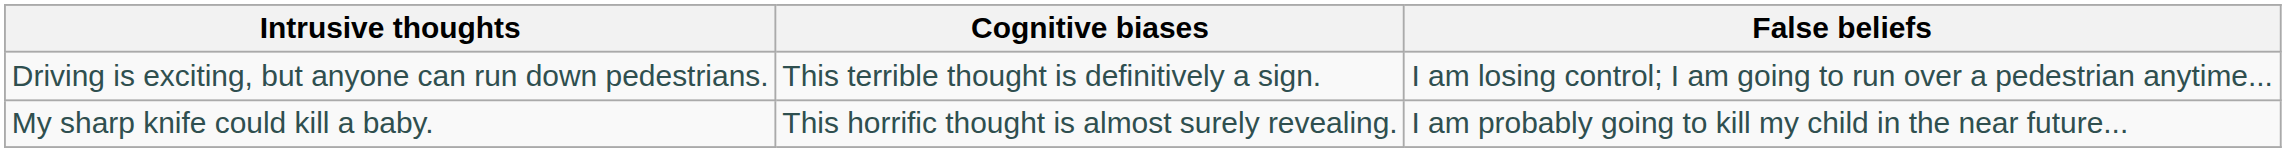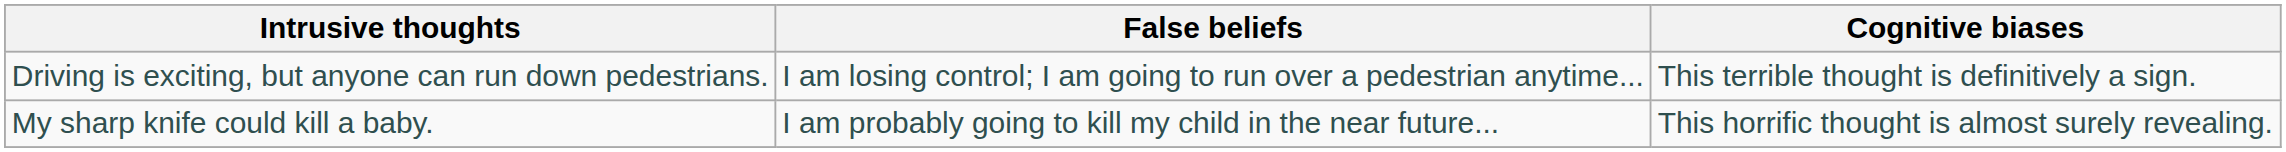columns swapped: (1090, 28) <-> (1842, 28)
